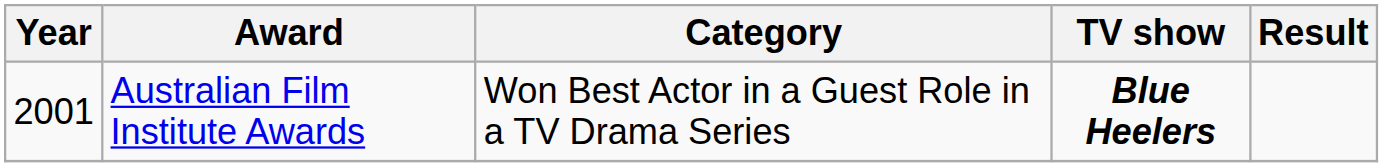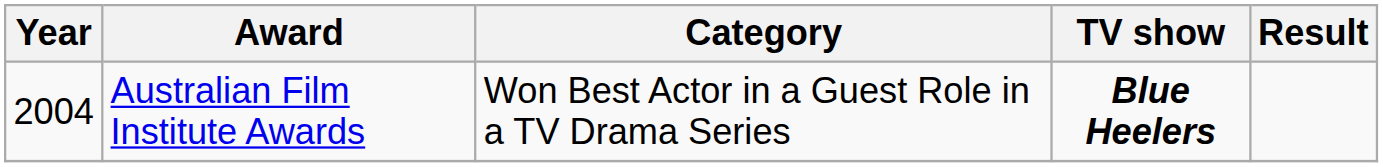(54, 110) 2001 -> (54, 110) 2004
